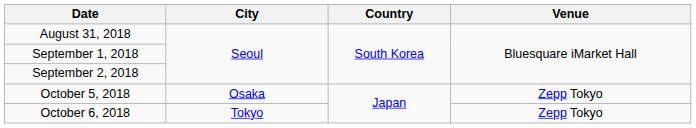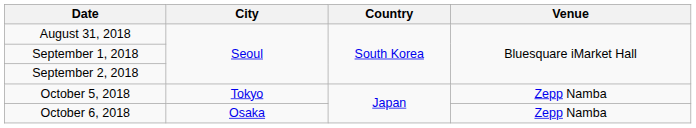(247, 93) Osaka -> (247, 93) Tokyo
(571, 93) Zepp Tokyo -> (571, 93) Zepp Namba
(247, 113) Tokyo -> (247, 113) Osaka
(571, 113) Zepp Tokyo -> (571, 113) Zepp Namba
